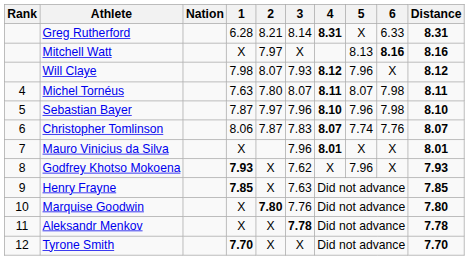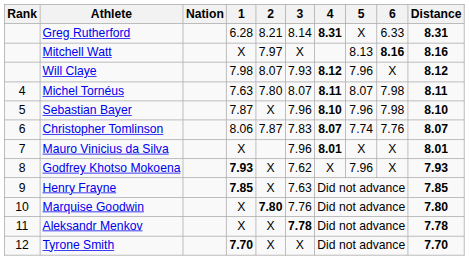(271, 110) 7.97 -> (271, 110) X
